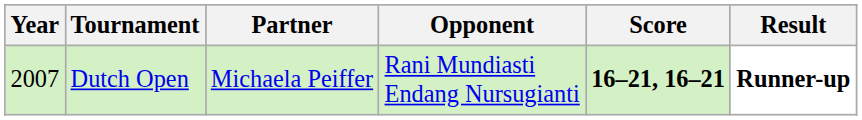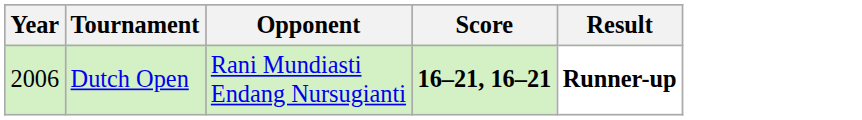- column: (292, 24)
(35, 79) 2007 -> (35, 79) 2006
